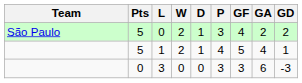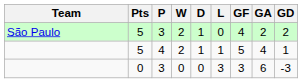columns swapped: (221, 13) <-> (162, 13)
